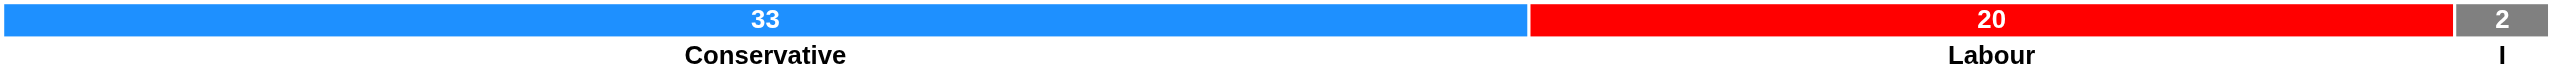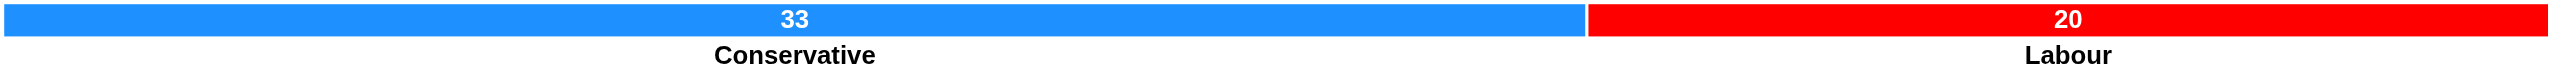- column: (2502, 20)
